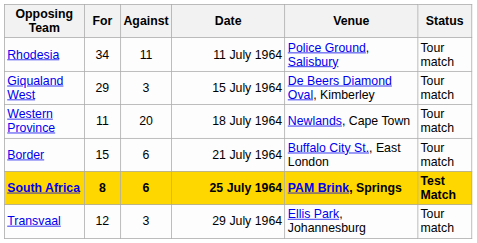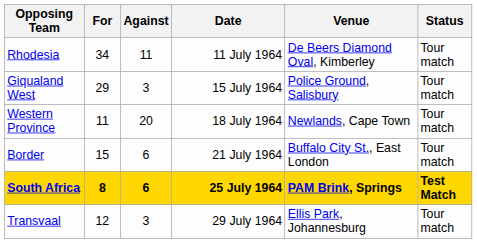(329, 54) Police Ground, Salisbury -> (340, 54) De Beers Diamond Oval, Kimberley
(340, 87) De Beers Diamond Oval, Kimberley -> (329, 87) Police Ground, Salisbury
